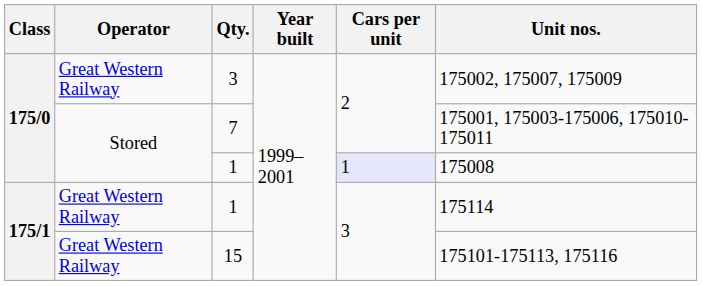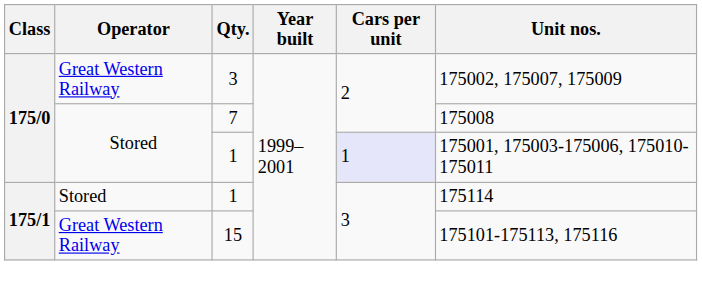(564, 128) 175001, 175003-175006, 175010-175011 -> (467, 117) 175008
(467, 167) 175008 -> (564, 157) 175001, 175003-175006, 175010-175011
(111, 206) Great Western Railway -> (83, 196) Stored
